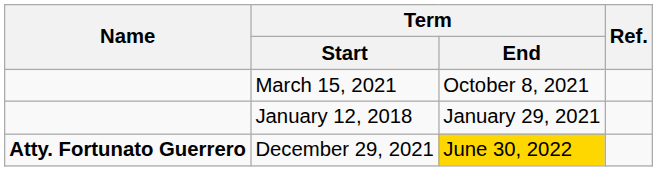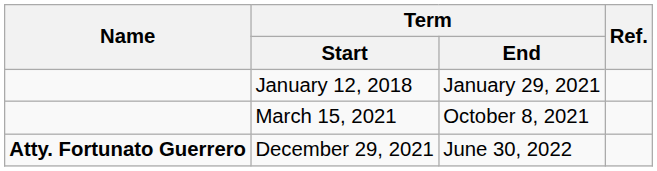rows swapped: (334, 117) <-> (326, 85)
(508, 149) gold background -> (508, 149) no background
